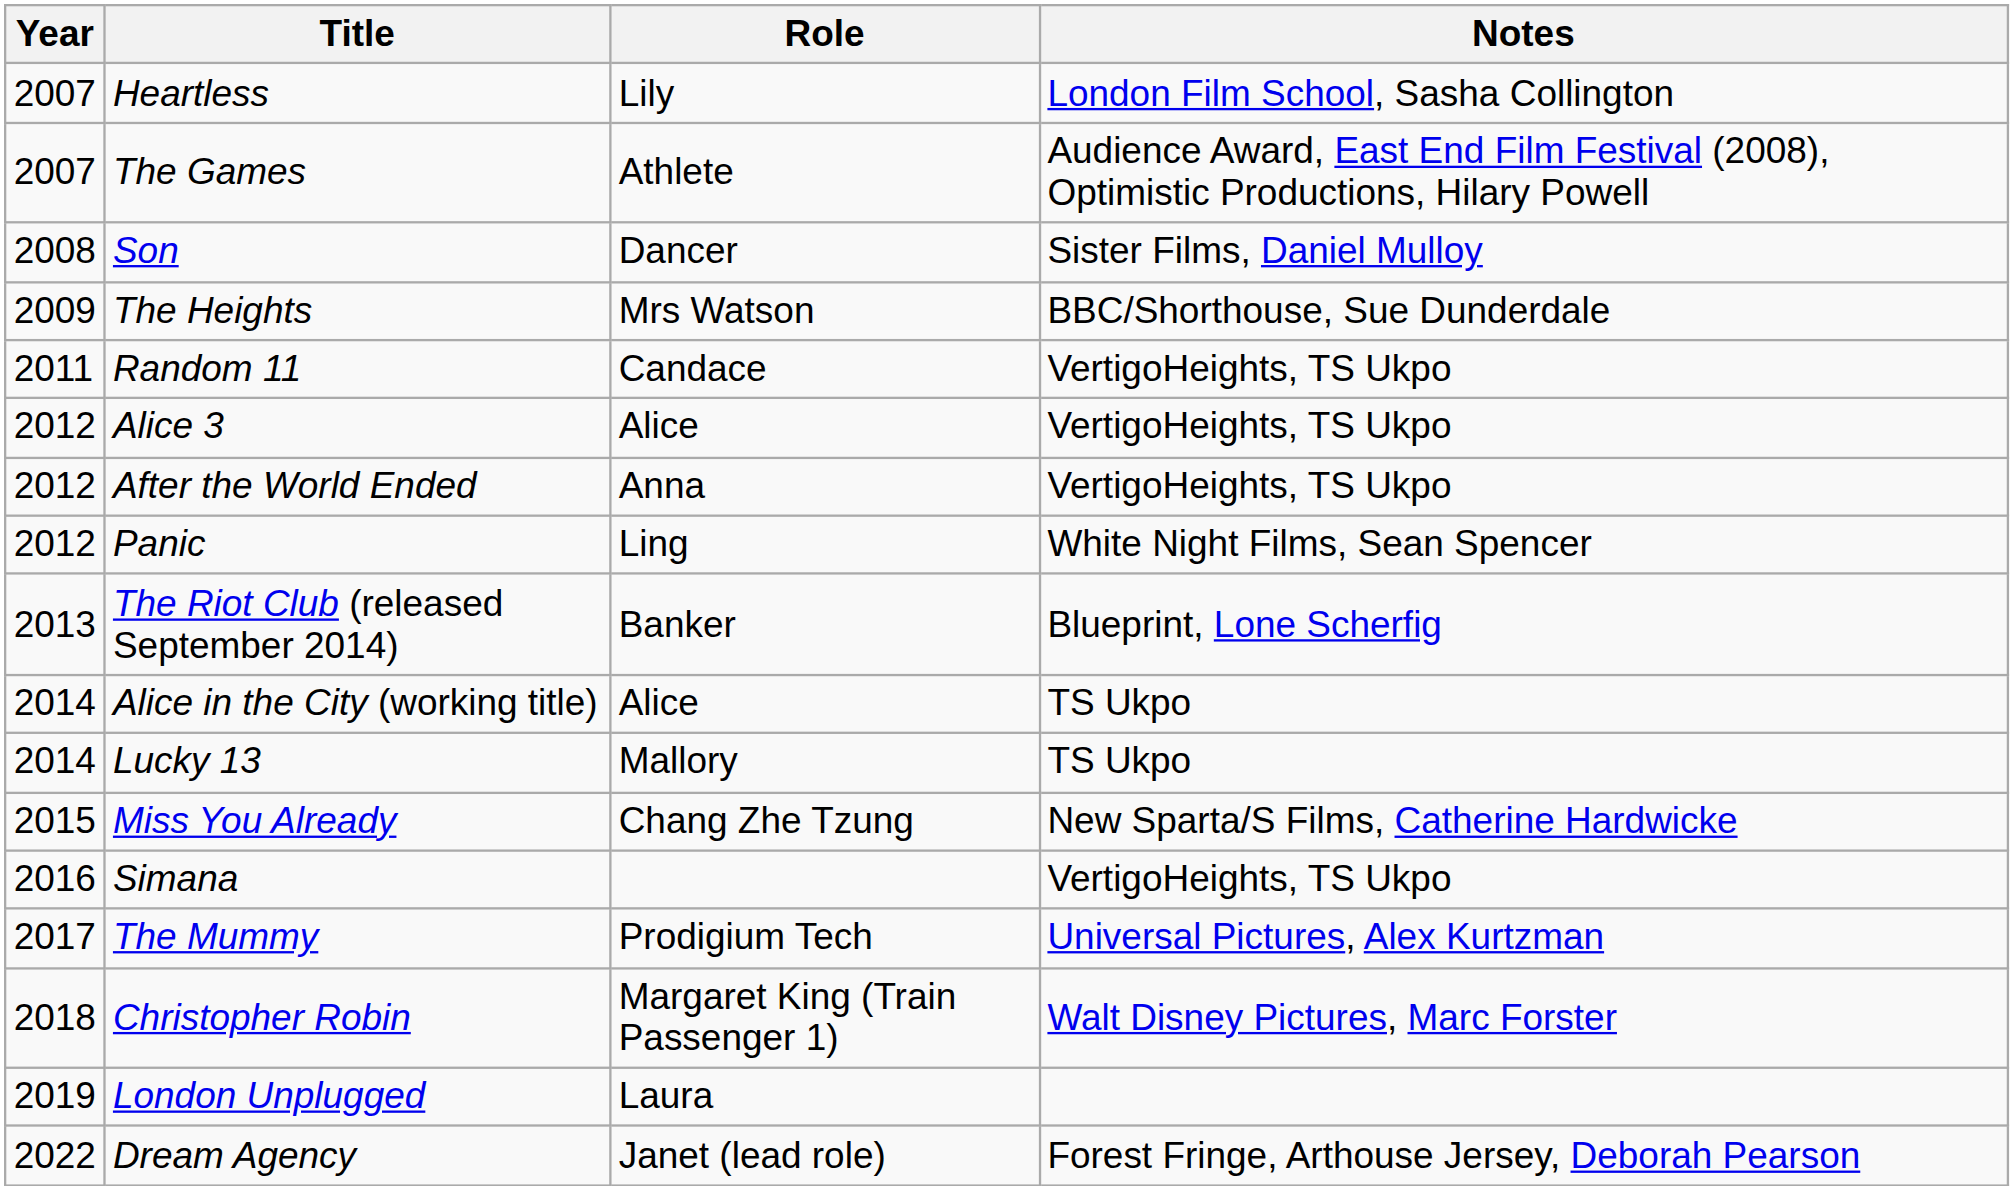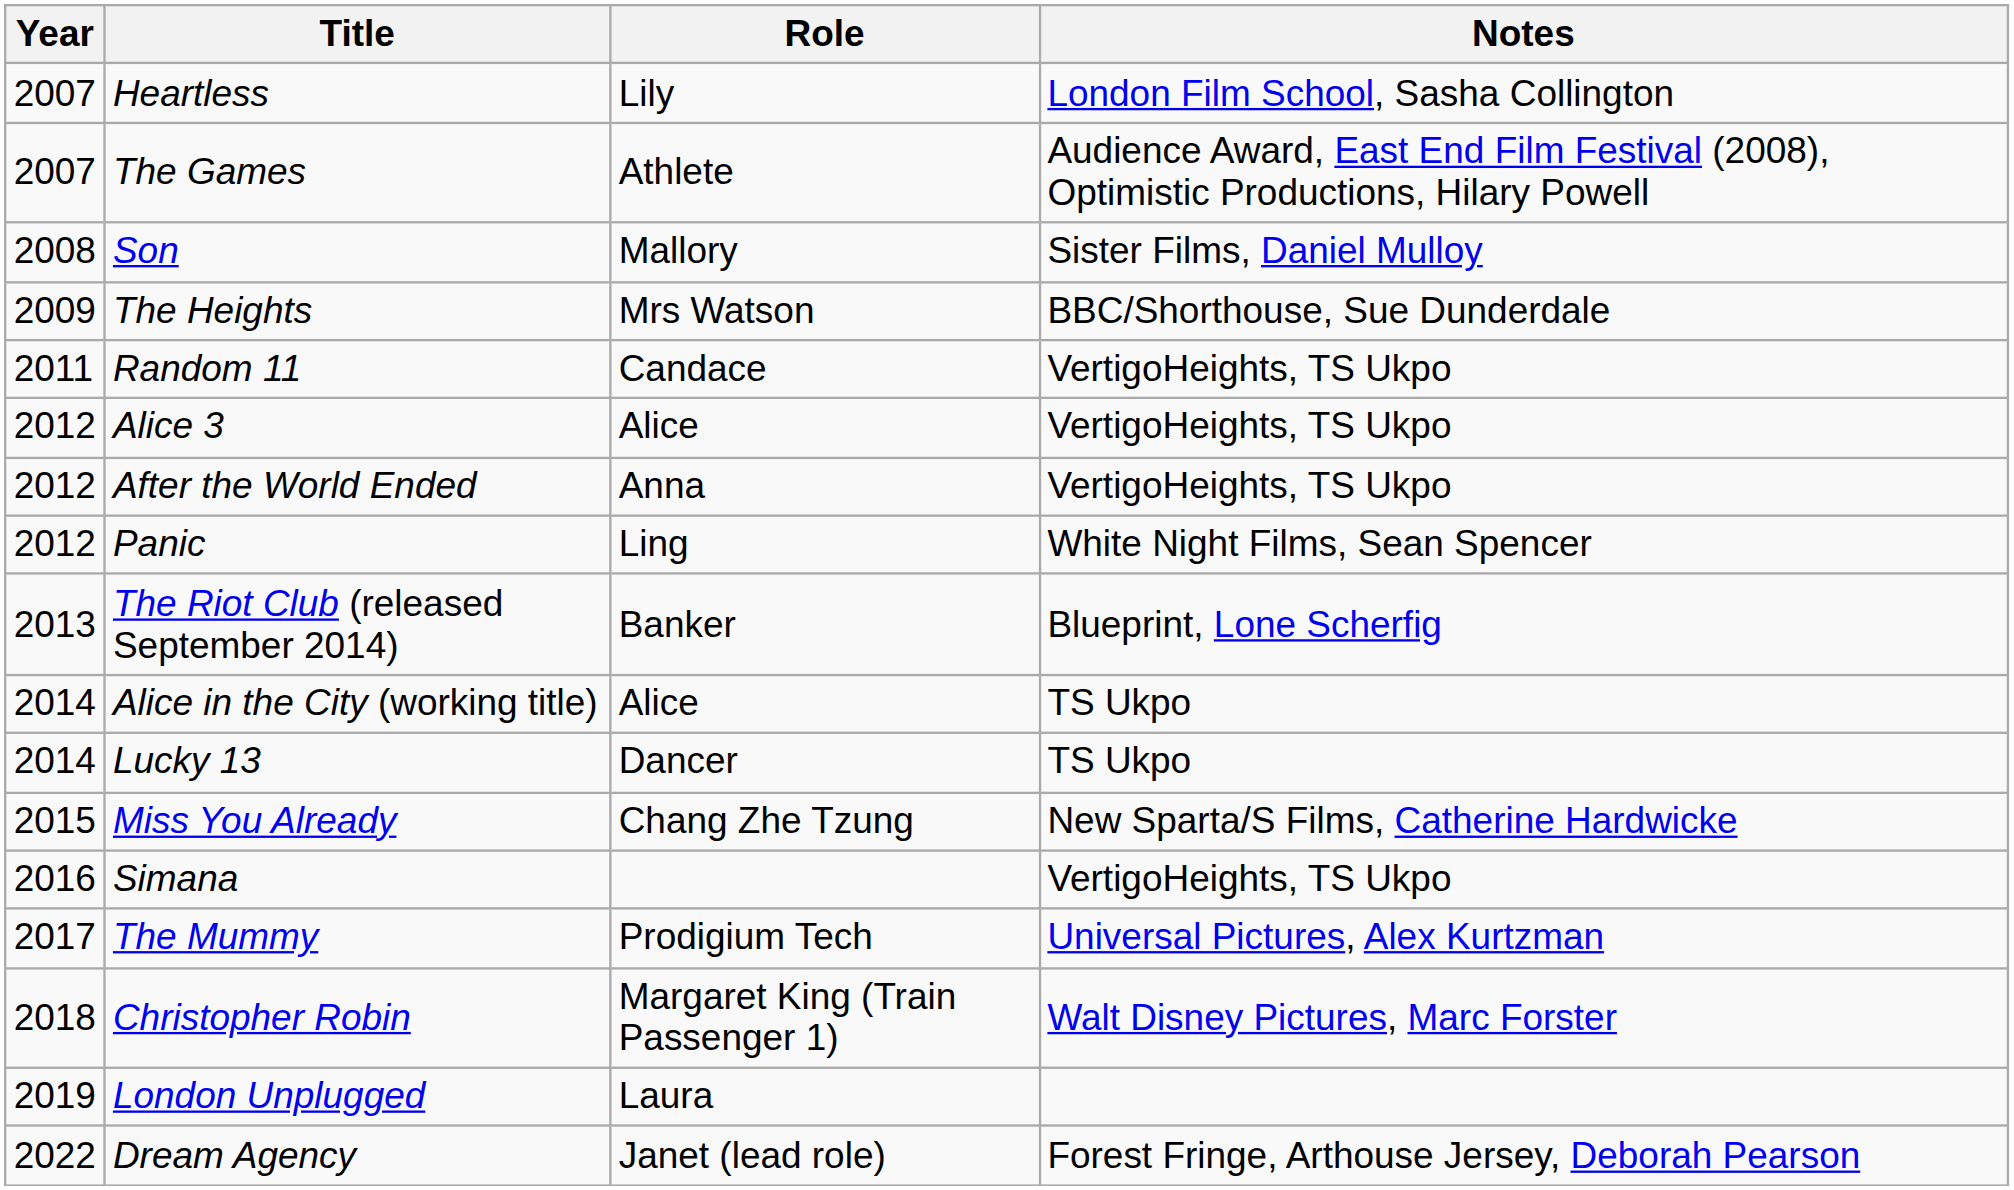(678, 251) Dancer -> (678, 251) Mallory
(678, 761) Mallory -> (678, 761) Dancer
